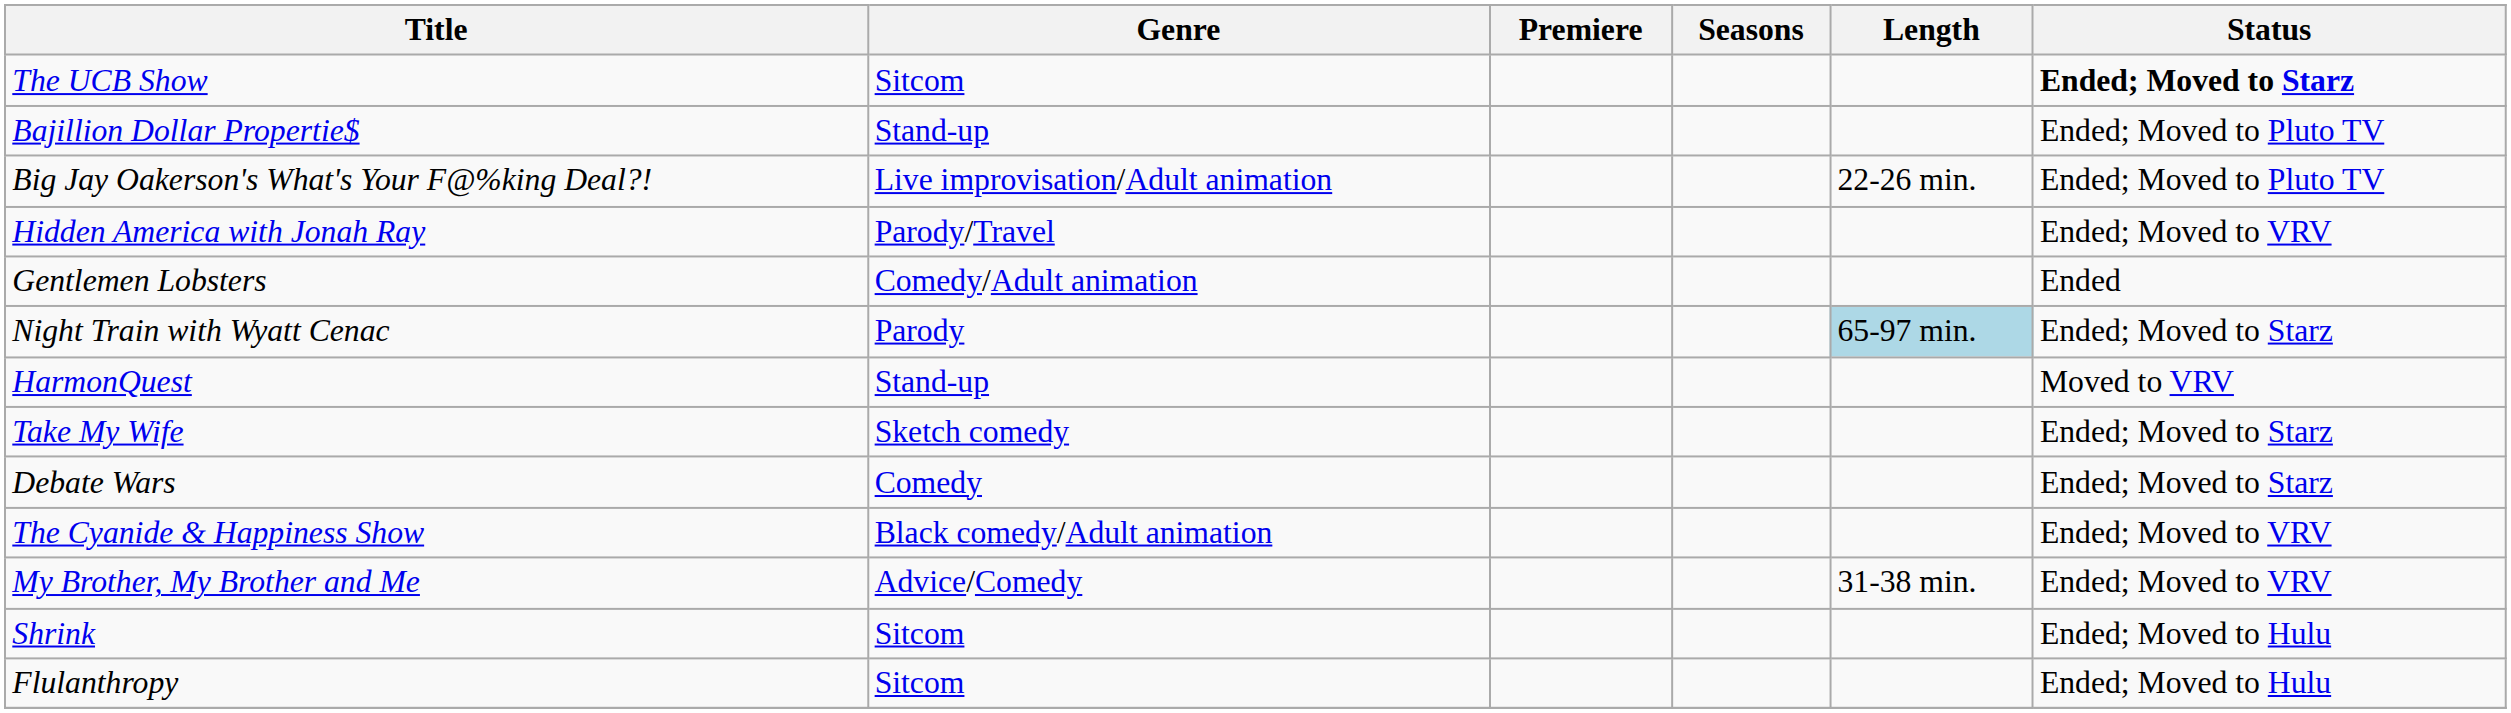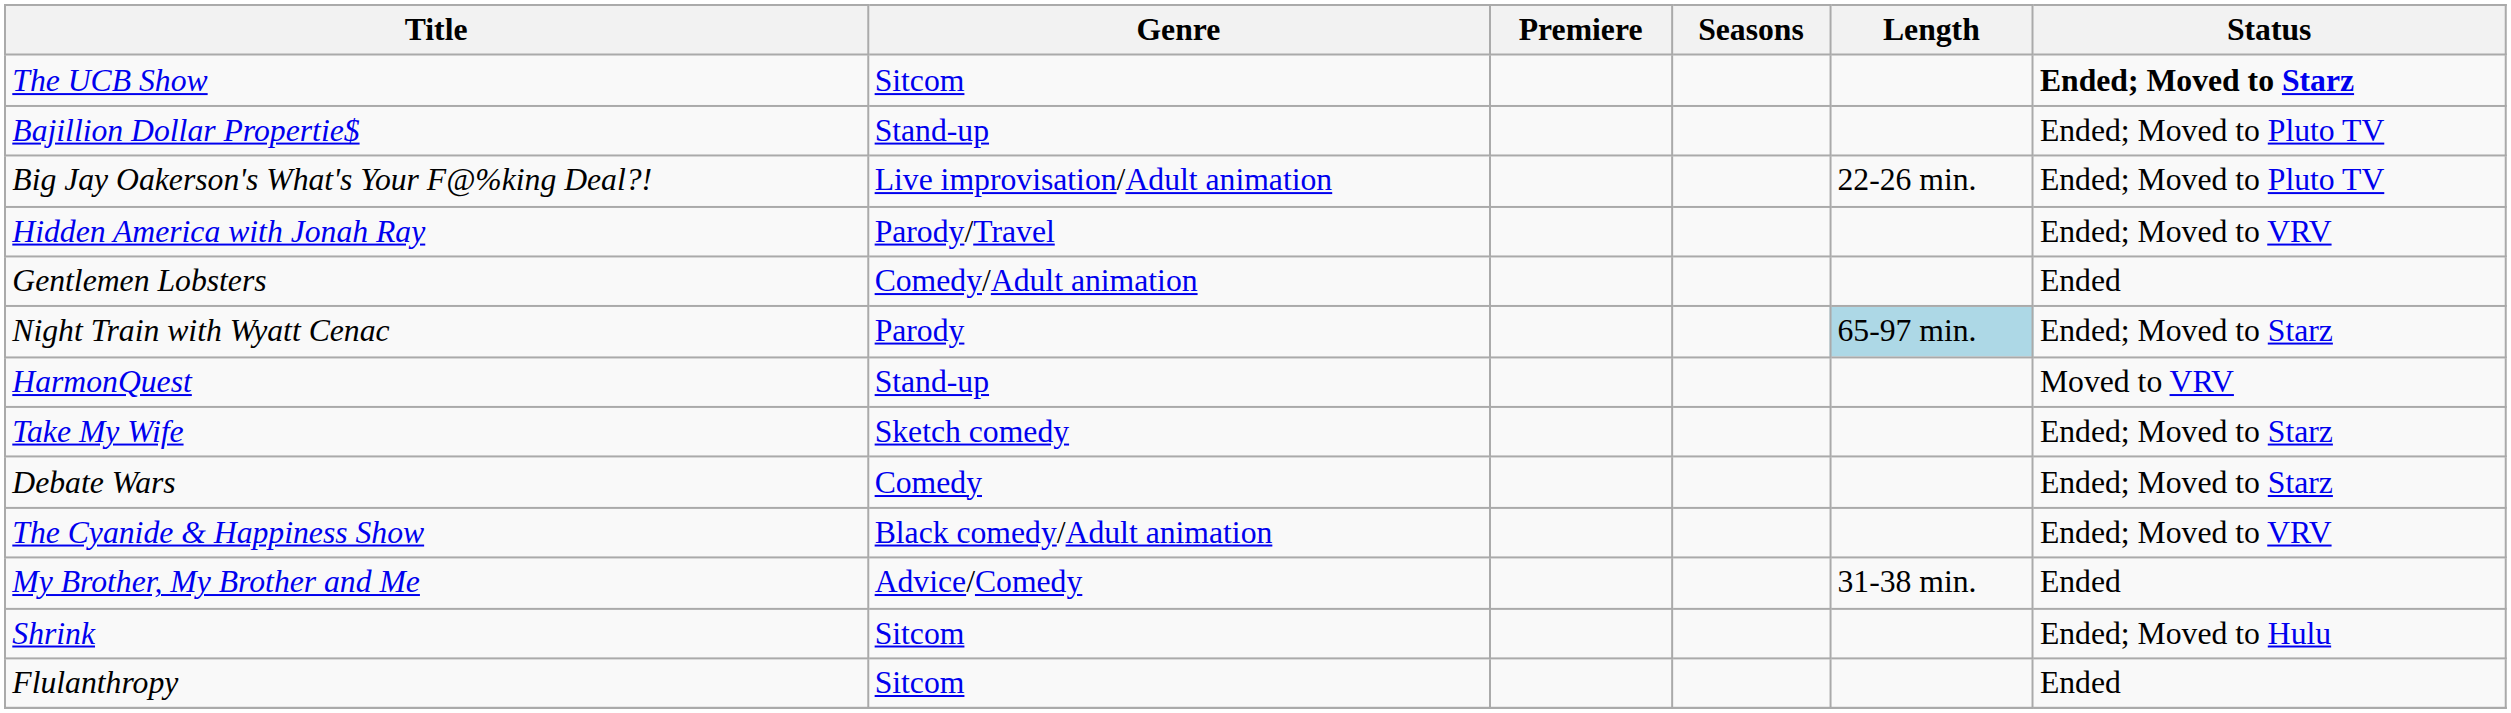(2186, 582) Ended; Moved to VRV -> (2080, 582) Ended
(2186, 682) Ended; Moved to Hulu -> (2080, 682) Ended
